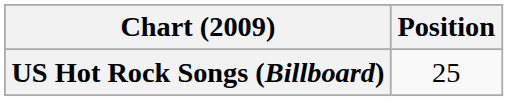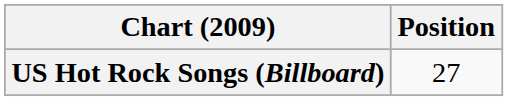(446, 71) 25 -> (446, 71) 27
